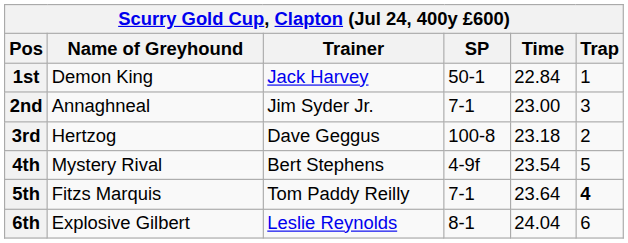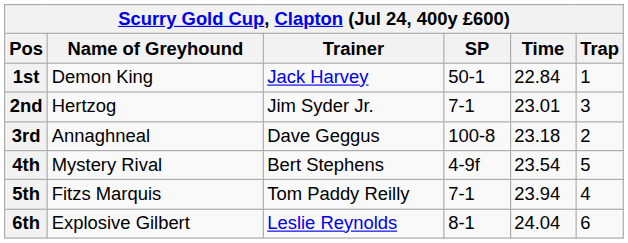(101, 106) Annaghneal -> (84, 106) Hertzog
(537, 106) 23.00 -> (537, 106) 23.01
(84, 135) Hertzog -> (101, 135) Annaghneal
(537, 194) 23.64 -> (537, 194) 23.94
(585, 194) bold -> (585, 194) normal
